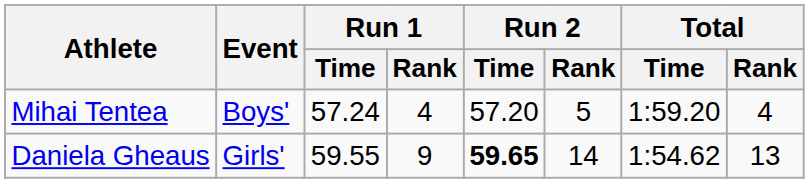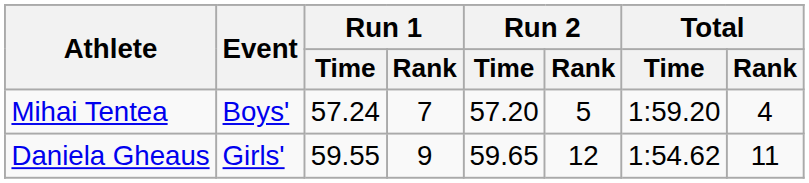(425, 112) 4 -> (425, 112) 7
(504, 156) bold -> (504, 156) normal
(583, 156) 14 -> (583, 156) 12
(765, 156) 13 -> (765, 156) 11
